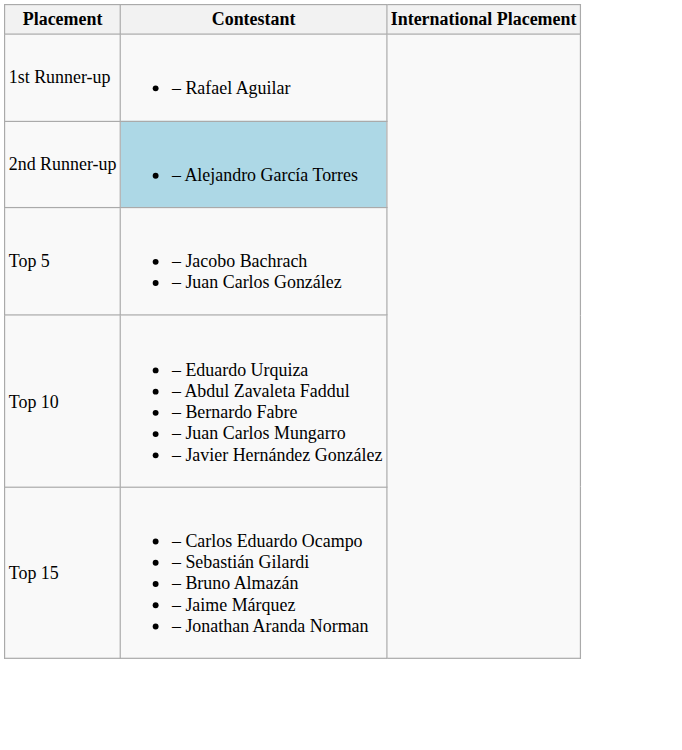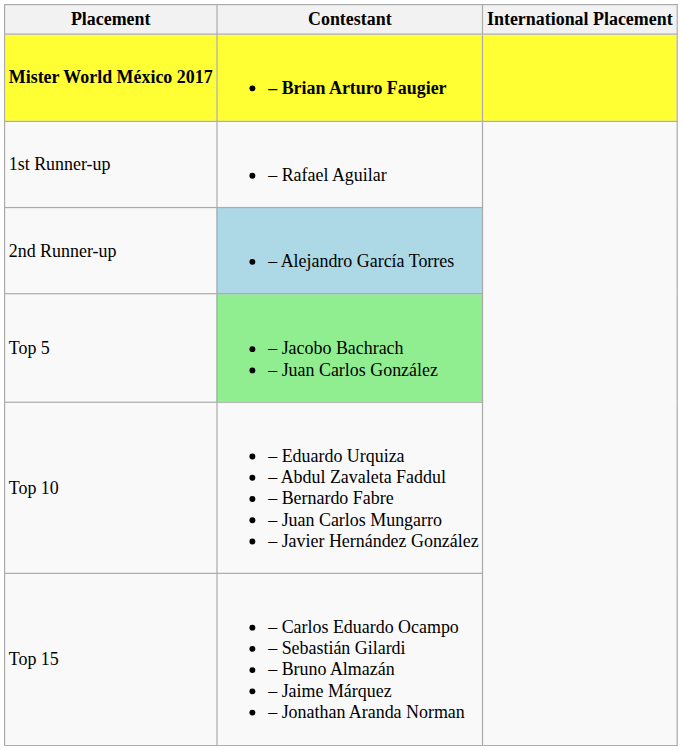+ row: (111, 77)
(254, 272) no background -> (350, 359) lightgreen background
